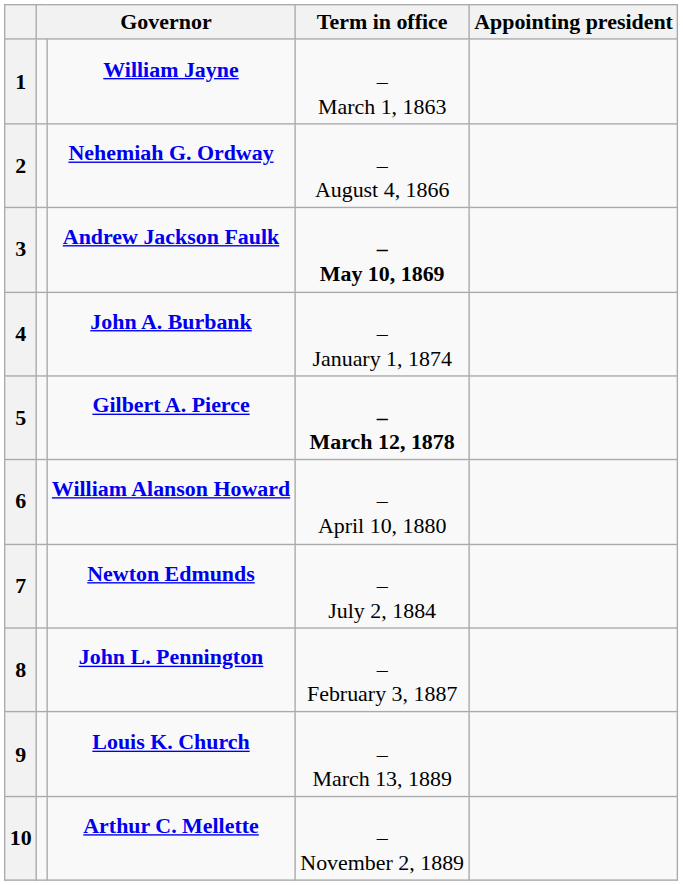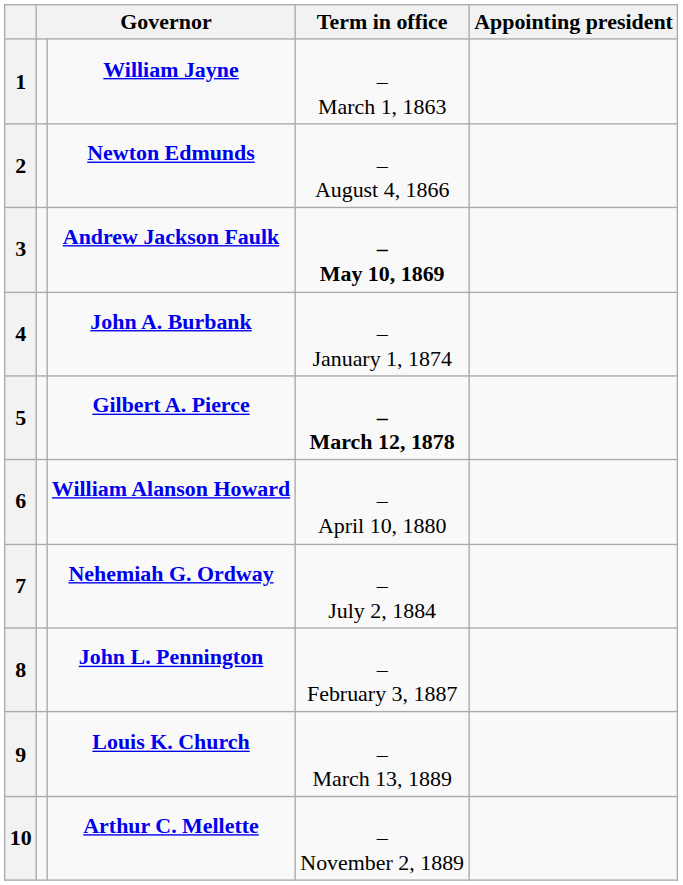(171, 153) Nehemiah G. Ordway -> (171, 153) Newton Edmunds
(171, 573) Newton Edmunds -> (171, 573) Nehemiah G. Ordway
